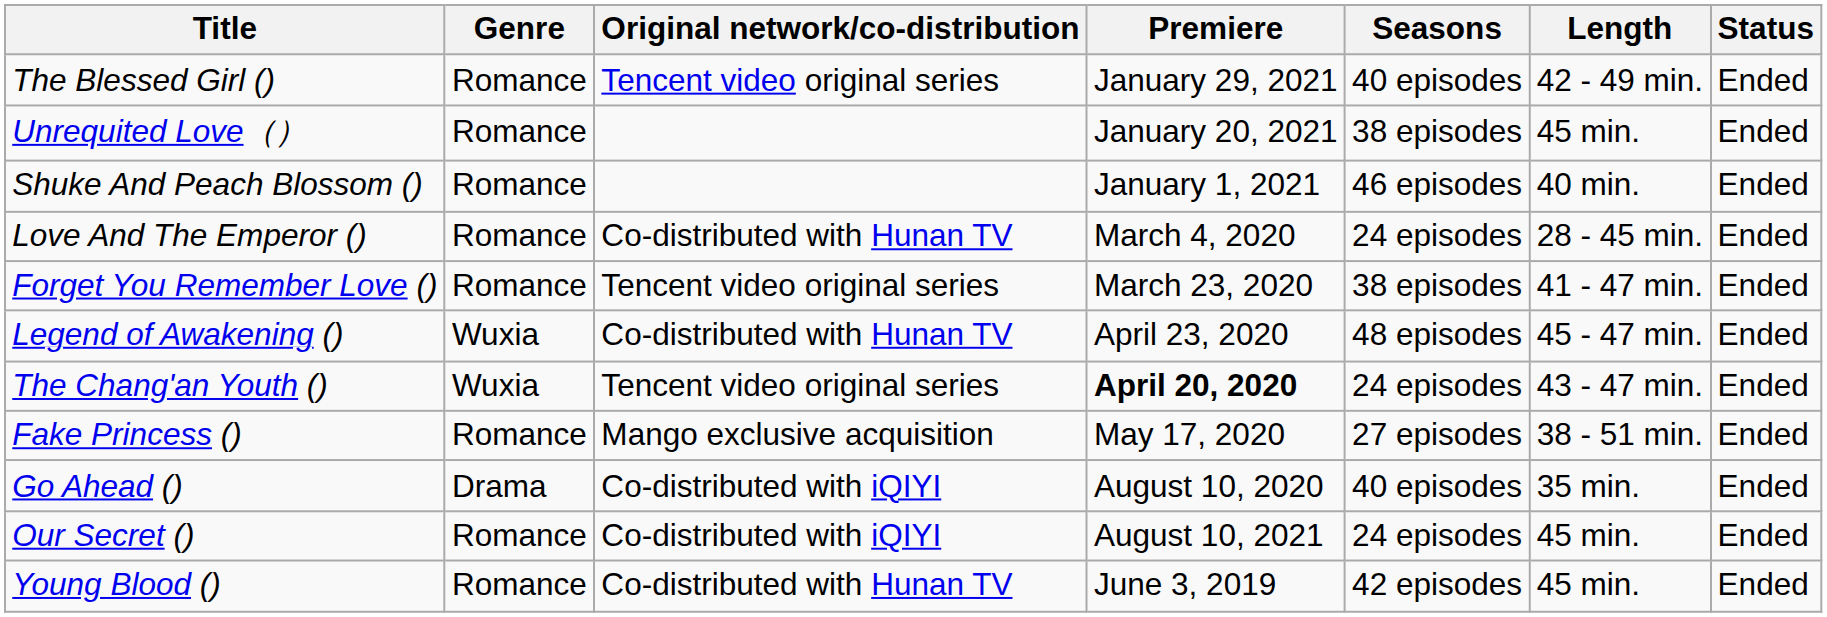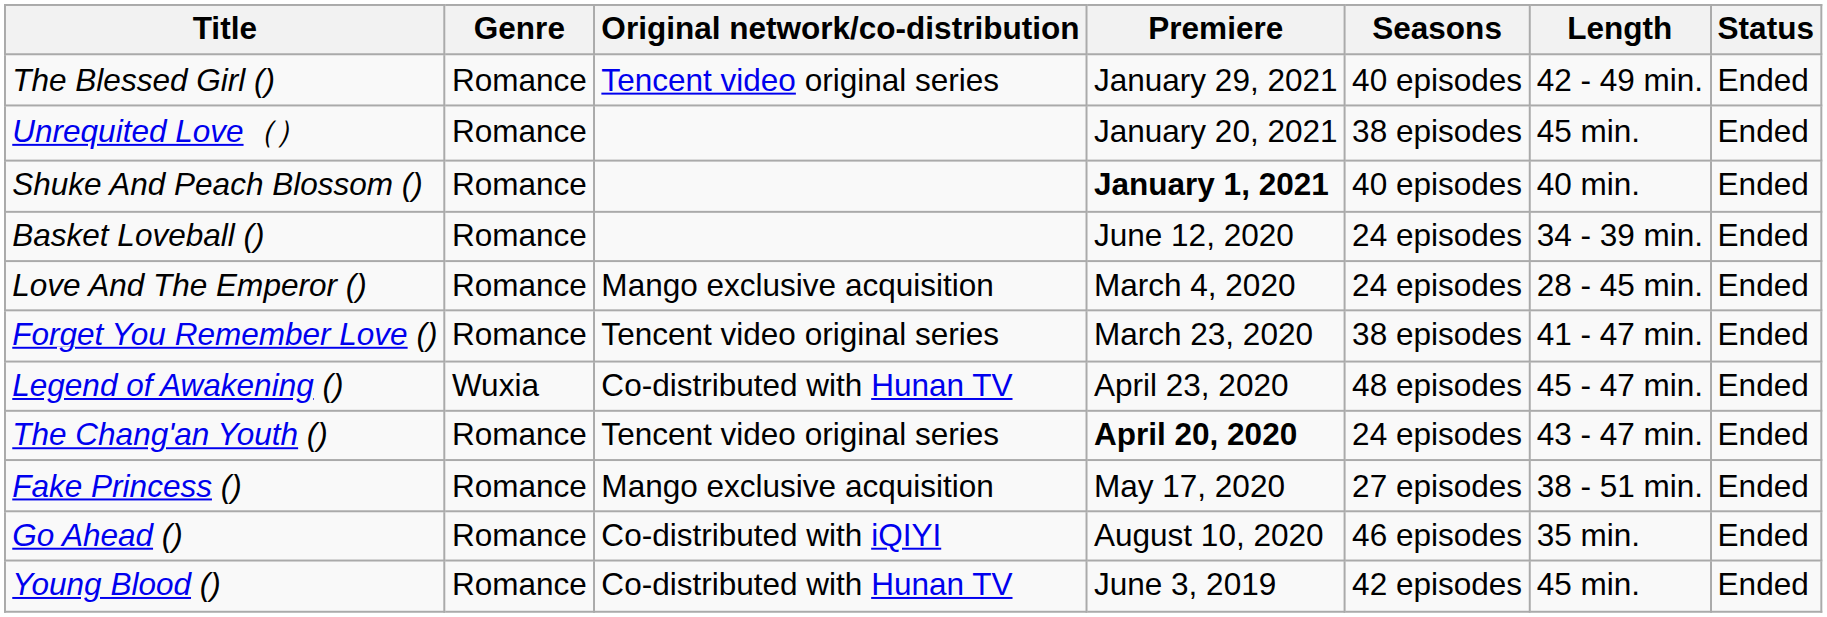(1207, 185) normal -> (1211, 185) bold
(1437, 185) 46 episodes -> (1437, 185) 40 episodes
+ row: (138, 235)
(807, 235) Co-distributed with Hunan TV -> (798, 285) Mango exclusive acquisition
(495, 385) Wuxia -> (519, 435) Romance
(499, 485) Drama -> (519, 535) Romance
(1437, 485) 40 episodes -> (1437, 535) 46 episodes
- row: (103, 535)
